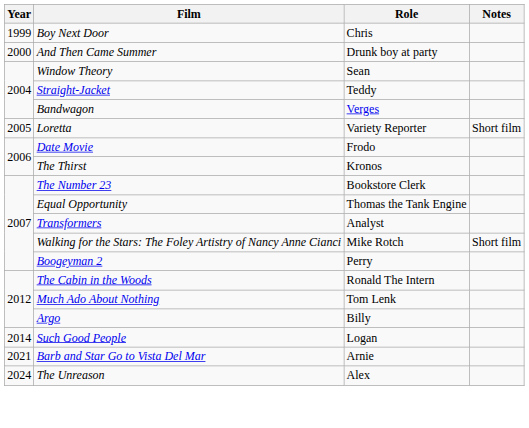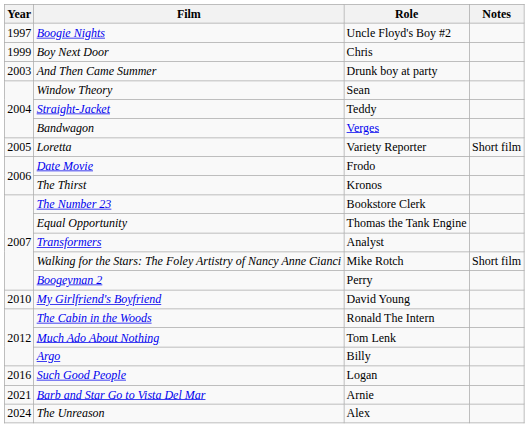+ row: (71, 33)
(19, 52) 2000 -> (19, 71) 2003
+ row: (99, 299)
(19, 337) 2014 -> (19, 375) 2016
